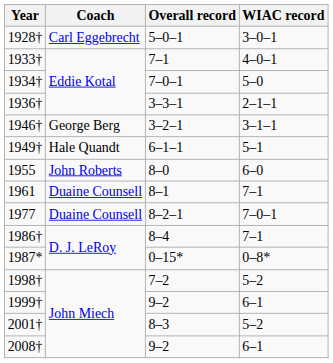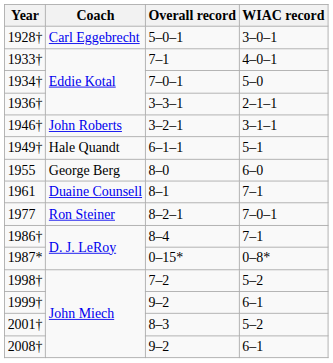(84, 125) George Berg -> (85, 125) John Roberts
(85, 170) John Roberts -> (84, 170) George Berg
(95, 214) Duaine Counsell -> (82, 214) Ron Steiner
